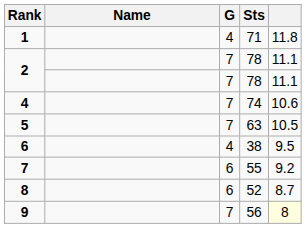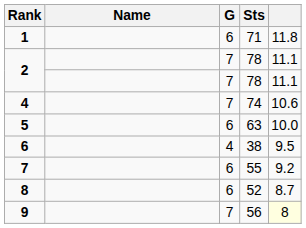(230, 38) 4 -> (230, 38) 6
(230, 125) 7 -> (230, 125) 6
(285, 125) 10.5 -> (285, 125) 10.0
